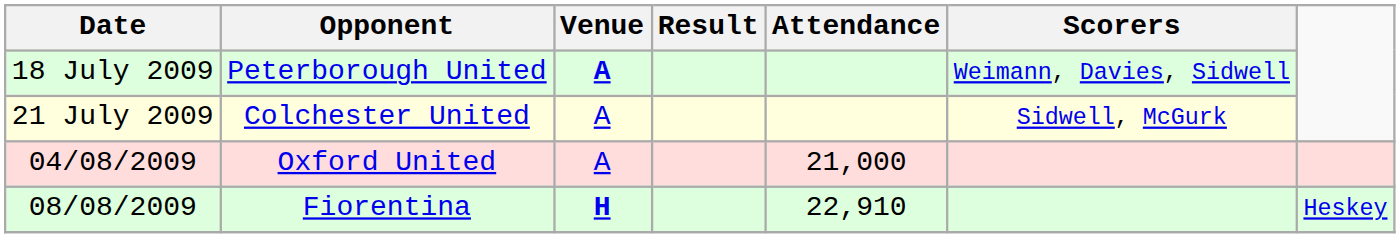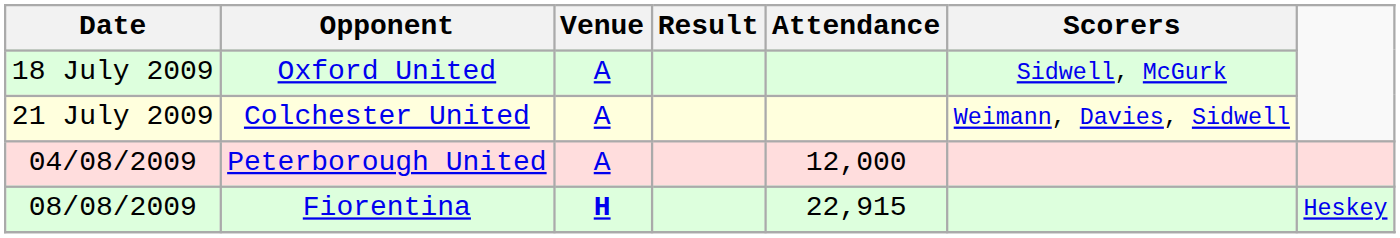(387, 73) Peterborough United -> (387, 73) Oxford United
(602, 73) bold -> (602, 73) normal
(1122, 73) Weimann, Davies, Sidwell -> (1122, 73) Sidwell, McGurk
(1122, 119) Sidwell, McGurk -> (1122, 119) Weimann, Davies, Sidwell
(387, 164) Oxford United -> (387, 164) Peterborough United
(856, 164) 21,000 -> (856, 164) 12,000
(856, 209) 22,910 -> (856, 209) 22,915
